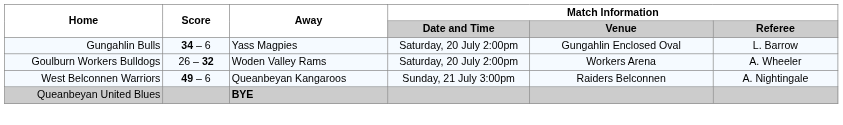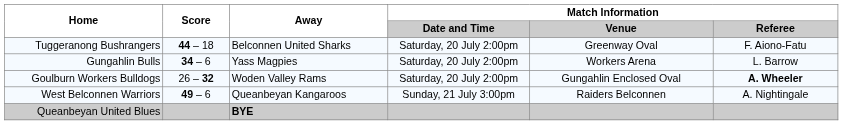+ row: (98, 45)
(621, 45) Gungahlin Enclosed Oval -> (621, 62) Workers Arena
(621, 62) Workers Arena -> (621, 78) Gungahlin Enclosed Oval
(775, 62) normal -> (775, 78) bold
